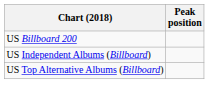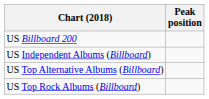+ row: (73, 86)
